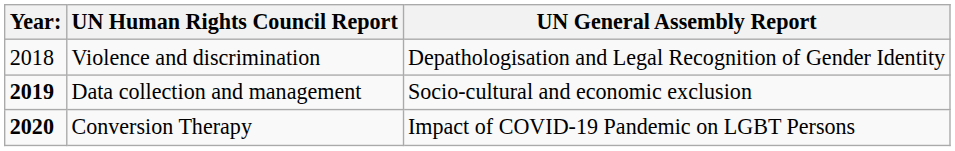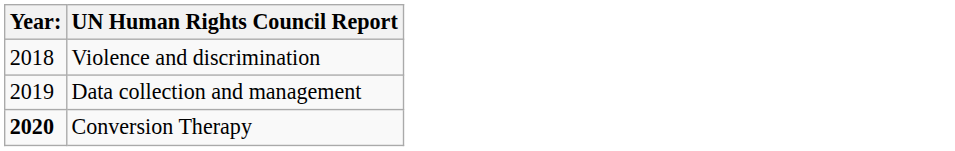- column: (677, 22)
(32, 92) bold -> (32, 92) normal
